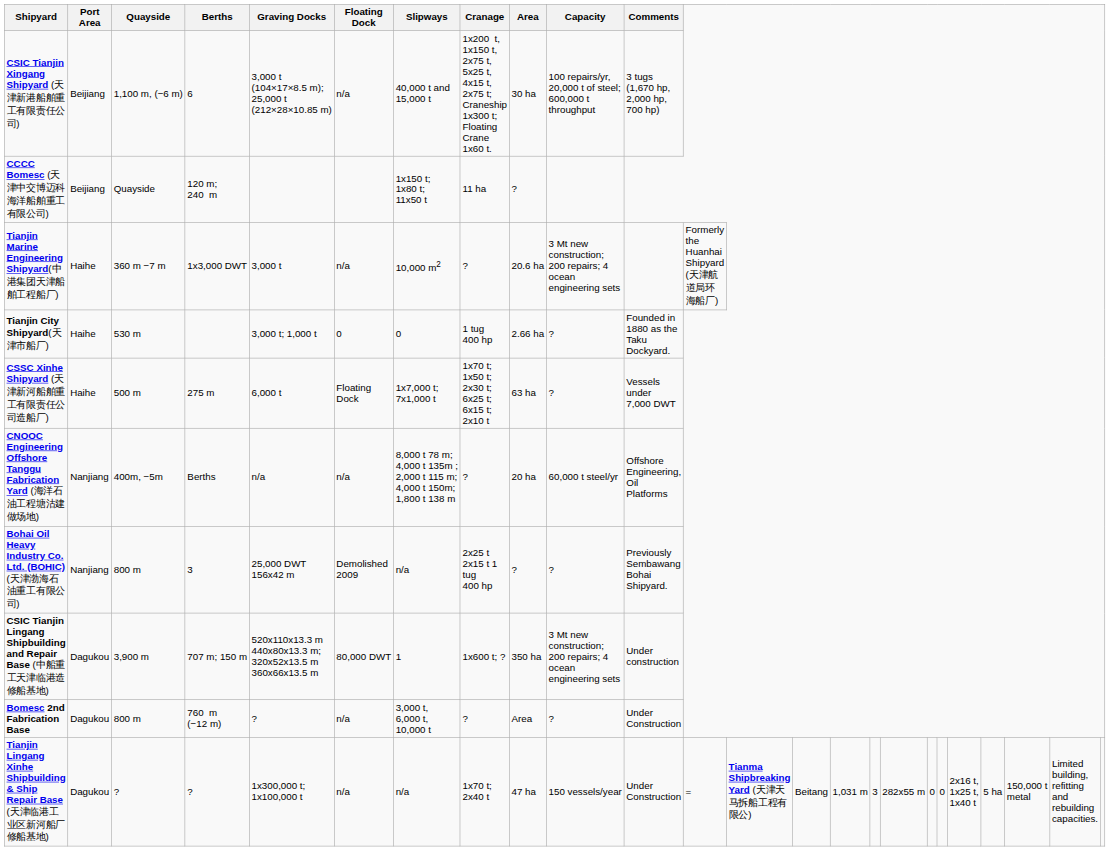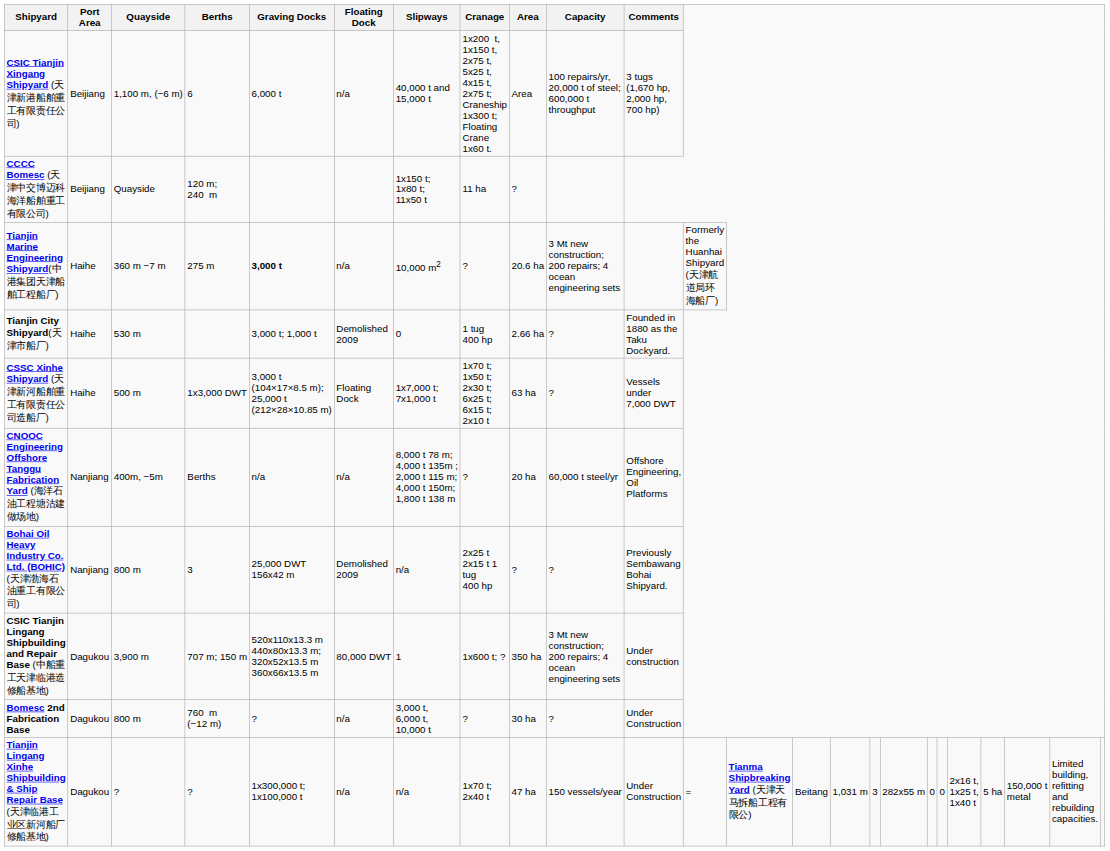(292, 93) 3,000 t (104×17×8.5 m); 25,000 t (212×28×10.85 m) -> (266, 93) 6,000 t
(524, 93) 30 ha -> (522, 93) Area
(217, 266) 1x3,000 DWT -> (201, 266) 275 m
(266, 266) normal -> (267, 266) bold
(339, 334) 0 -> (362, 334) Demolished 2009
(201, 393) 275 m -> (217, 393) 1x3,000 DWT
(266, 393) 6,000 t -> (292, 393) 3,000 t (104×17×8.5 m); 25,000 t (212×28×10.85 m)
(522, 718) Area -> (524, 718) 30 ha
